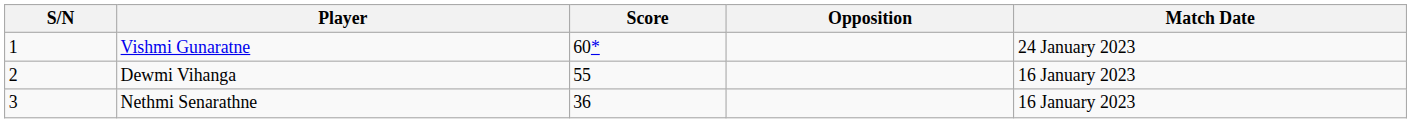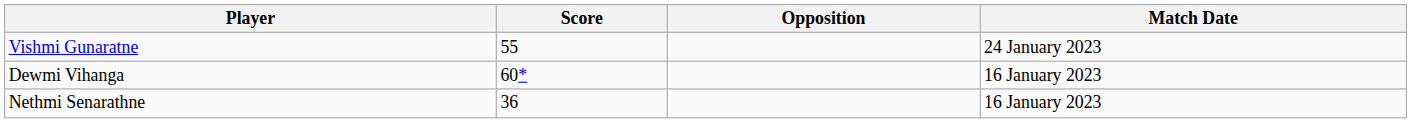- column: (61, 18)
(586, 46) 60* -> (509, 46) 55
(582, 74) 55 -> (514, 74) 60*
